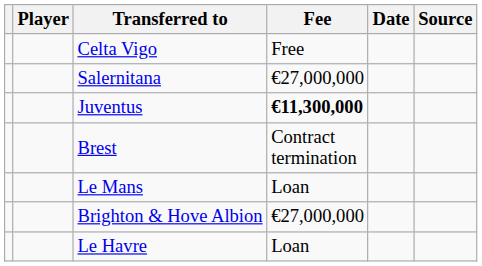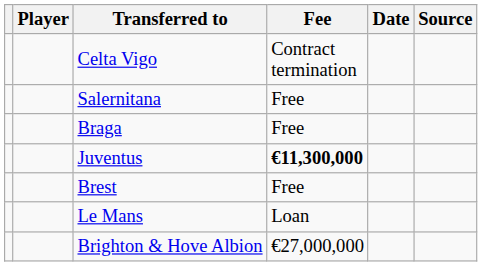(288, 48) Free -> (314, 59) Contract termination
(318, 78) €27,000,000 -> (288, 98) Free
+ row: (100, 128)
(314, 147) Contract termination -> (288, 187) Free
- row: (112, 246)
